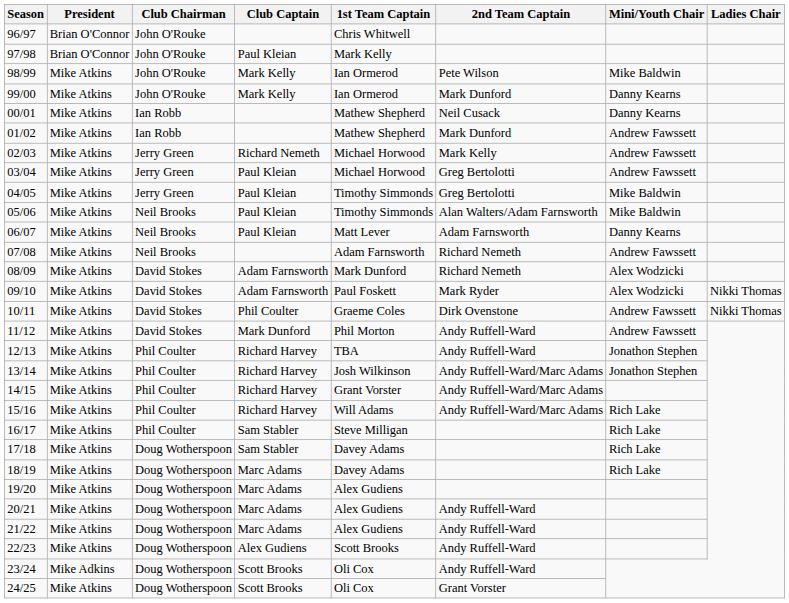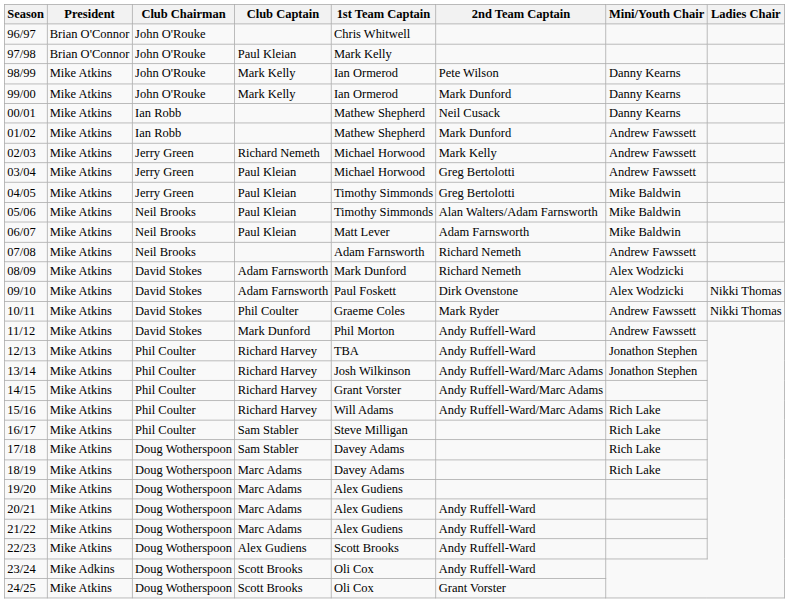(645, 73) Mike Baldwin -> (645, 73) Danny Kearns
(645, 232) Danny Kearns -> (645, 232) Mike Baldwin
(469, 291) Mark Ryder -> (478, 291) Dirk Ovenstone
(478, 311) Dirk Ovenstone -> (469, 311) Mark Ryder
